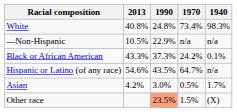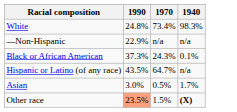- column: (137, 12)
(191, 56) 24.2% -> (164, 56) 24.3%
(213, 100) normal -> (186, 100) bold
